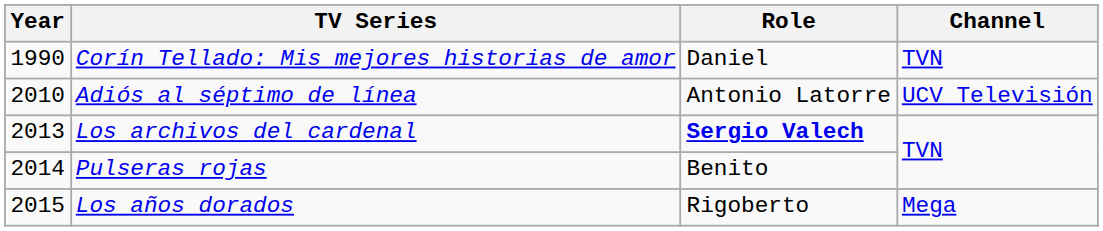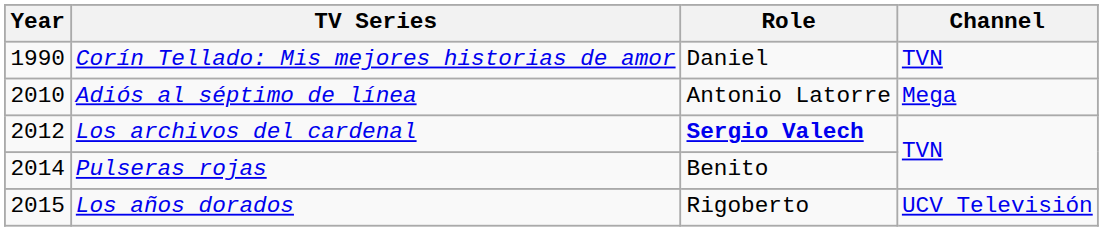(997, 97) UCV Televisión -> (929, 97) Mega
(38, 134) 2013 -> (38, 134) 2012
(929, 207) Mega -> (997, 207) UCV Televisión
